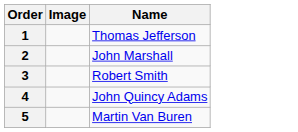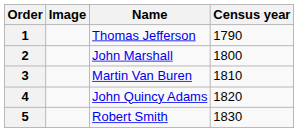+ column: (252, 14)
(130, 76) Robert Smith -> (142, 76) Martin Van Buren
(142, 117) Martin Van Buren -> (130, 117) Robert Smith
